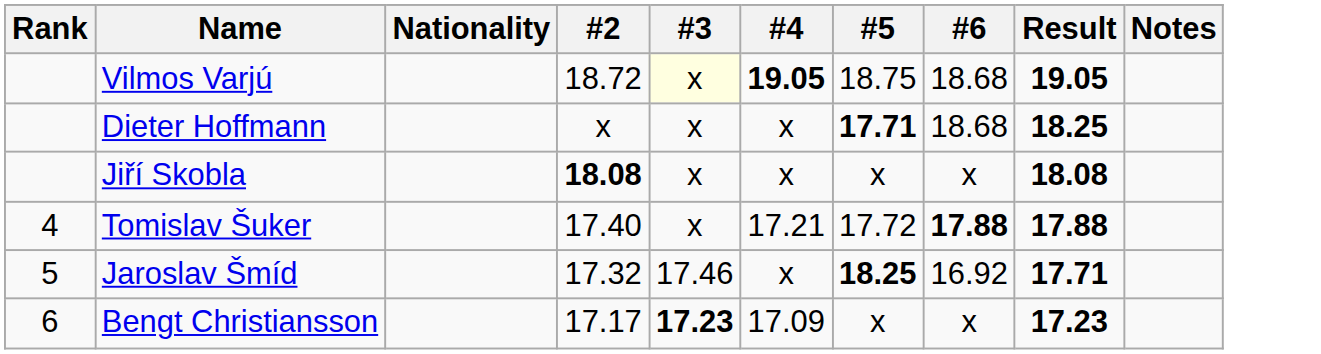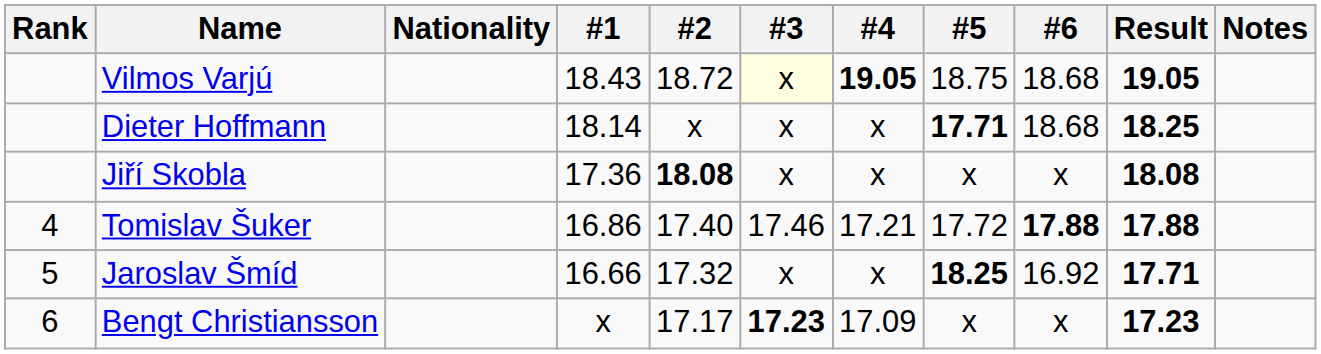+ column: (603, 28)
(695, 224) x -> (786, 224) 17.46
(695, 273) 17.46 -> (786, 273) x
